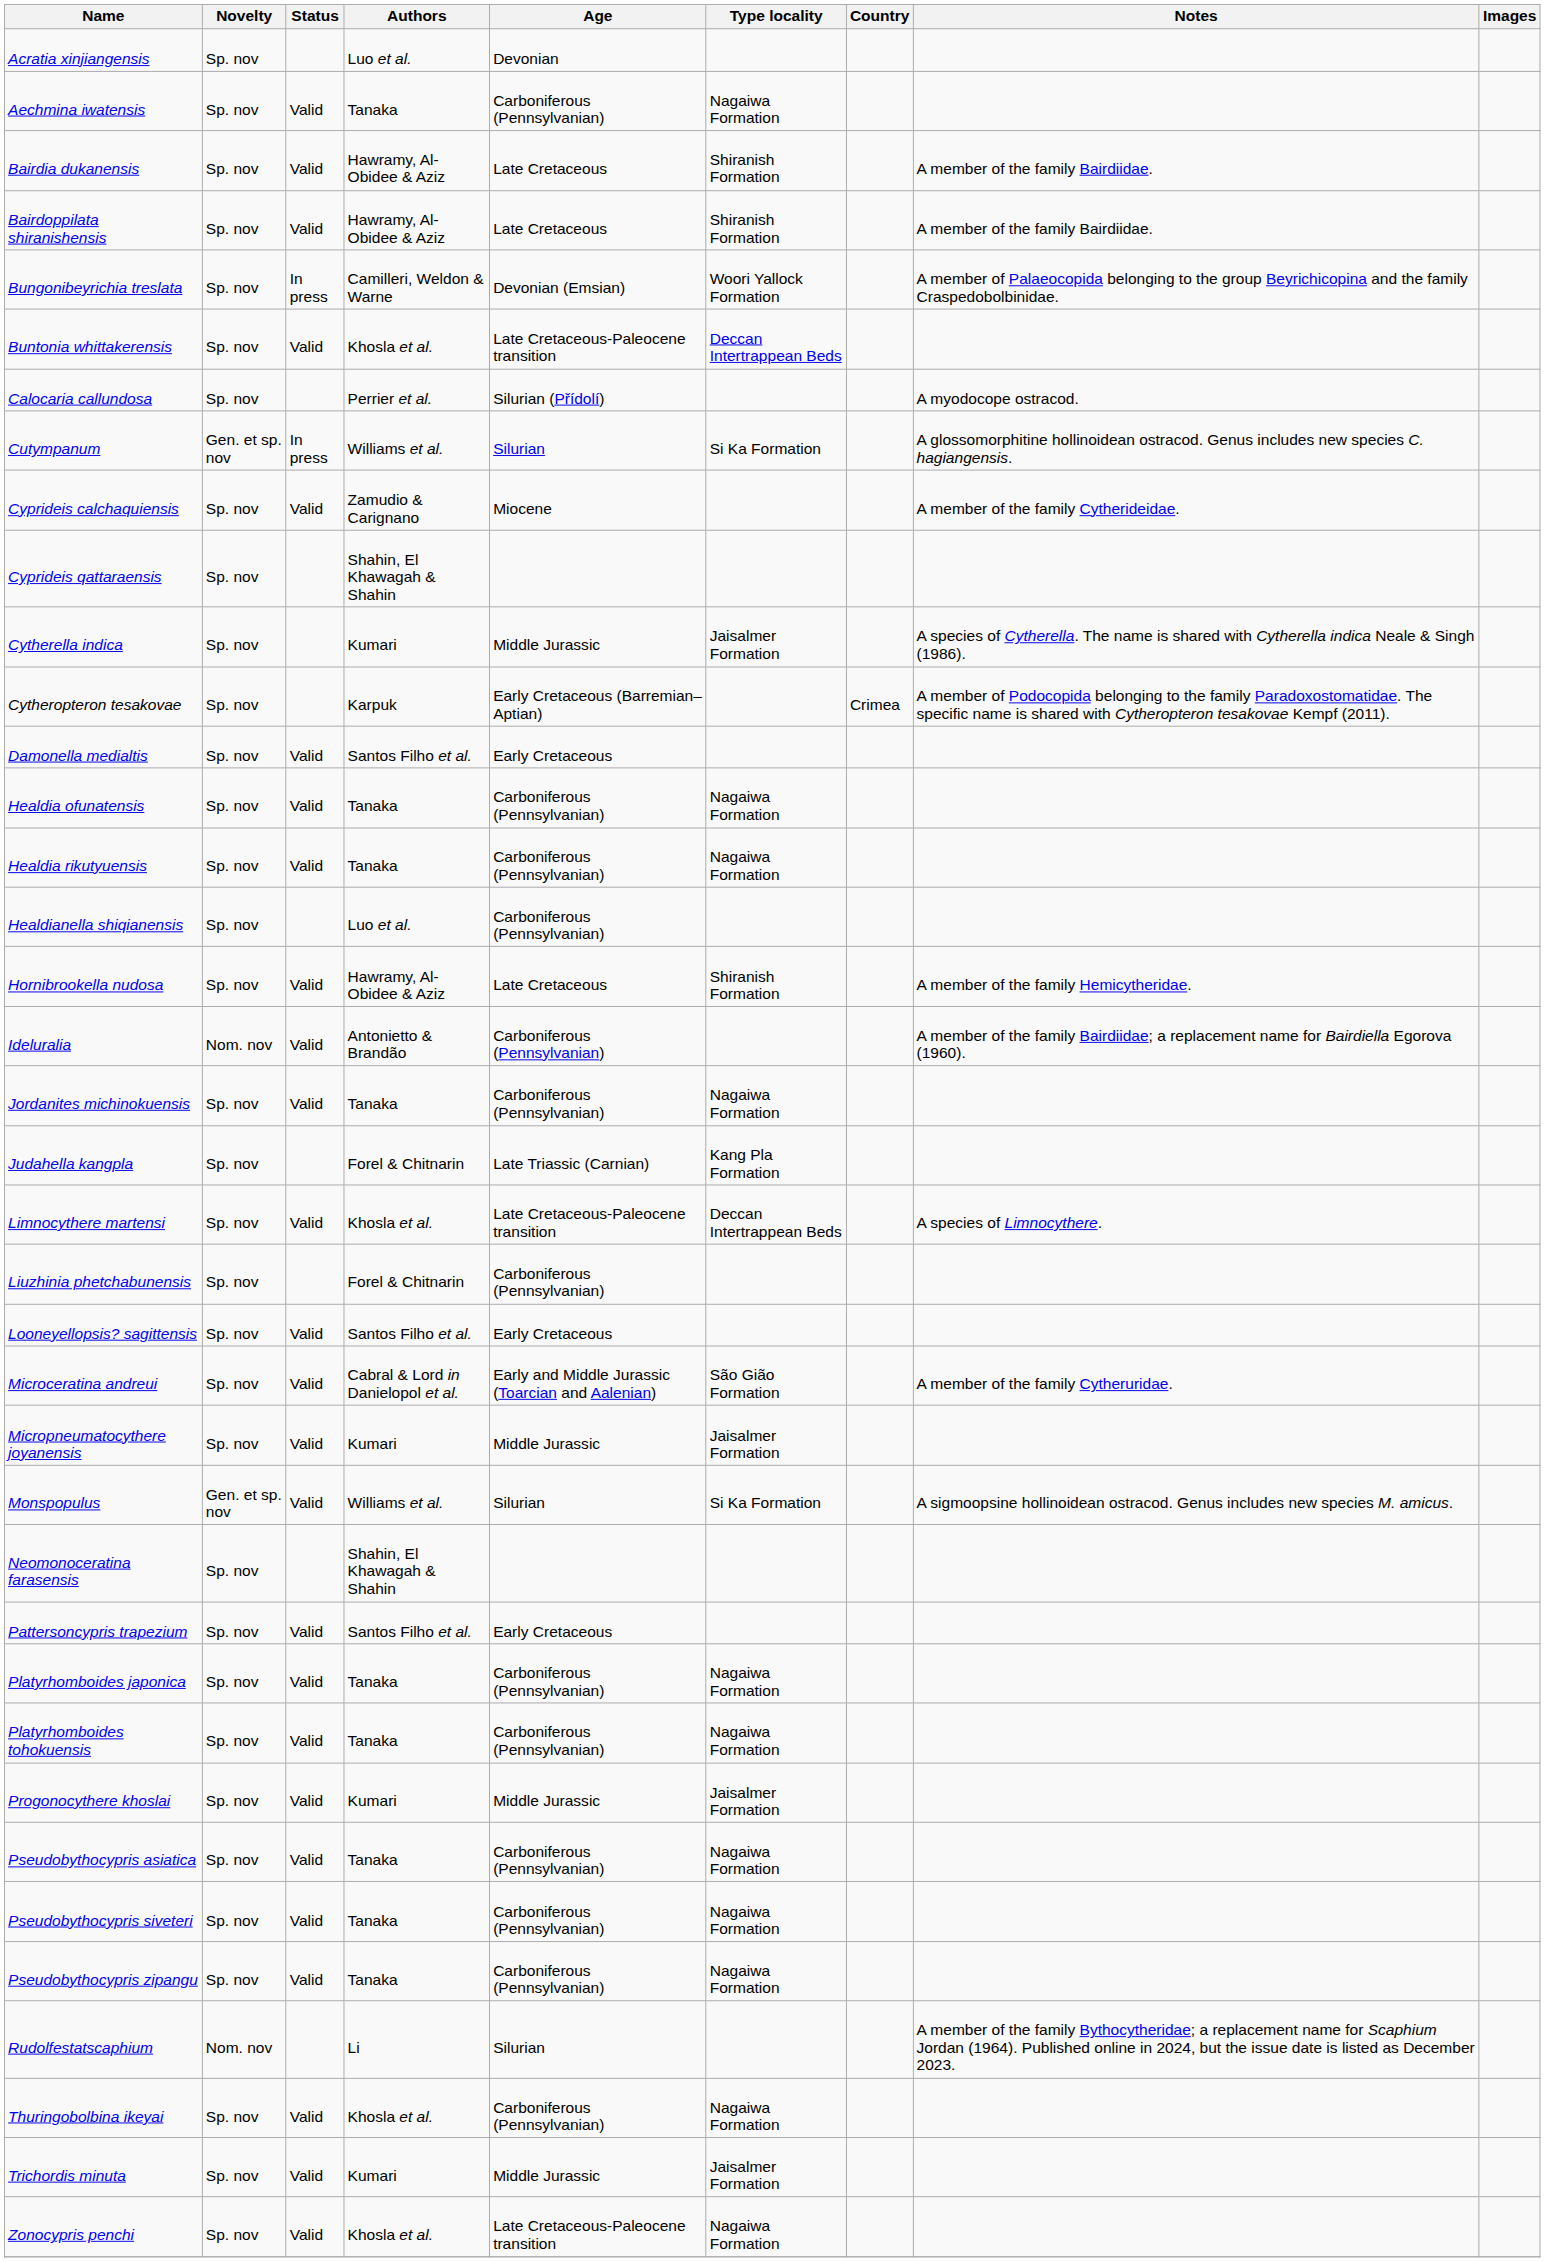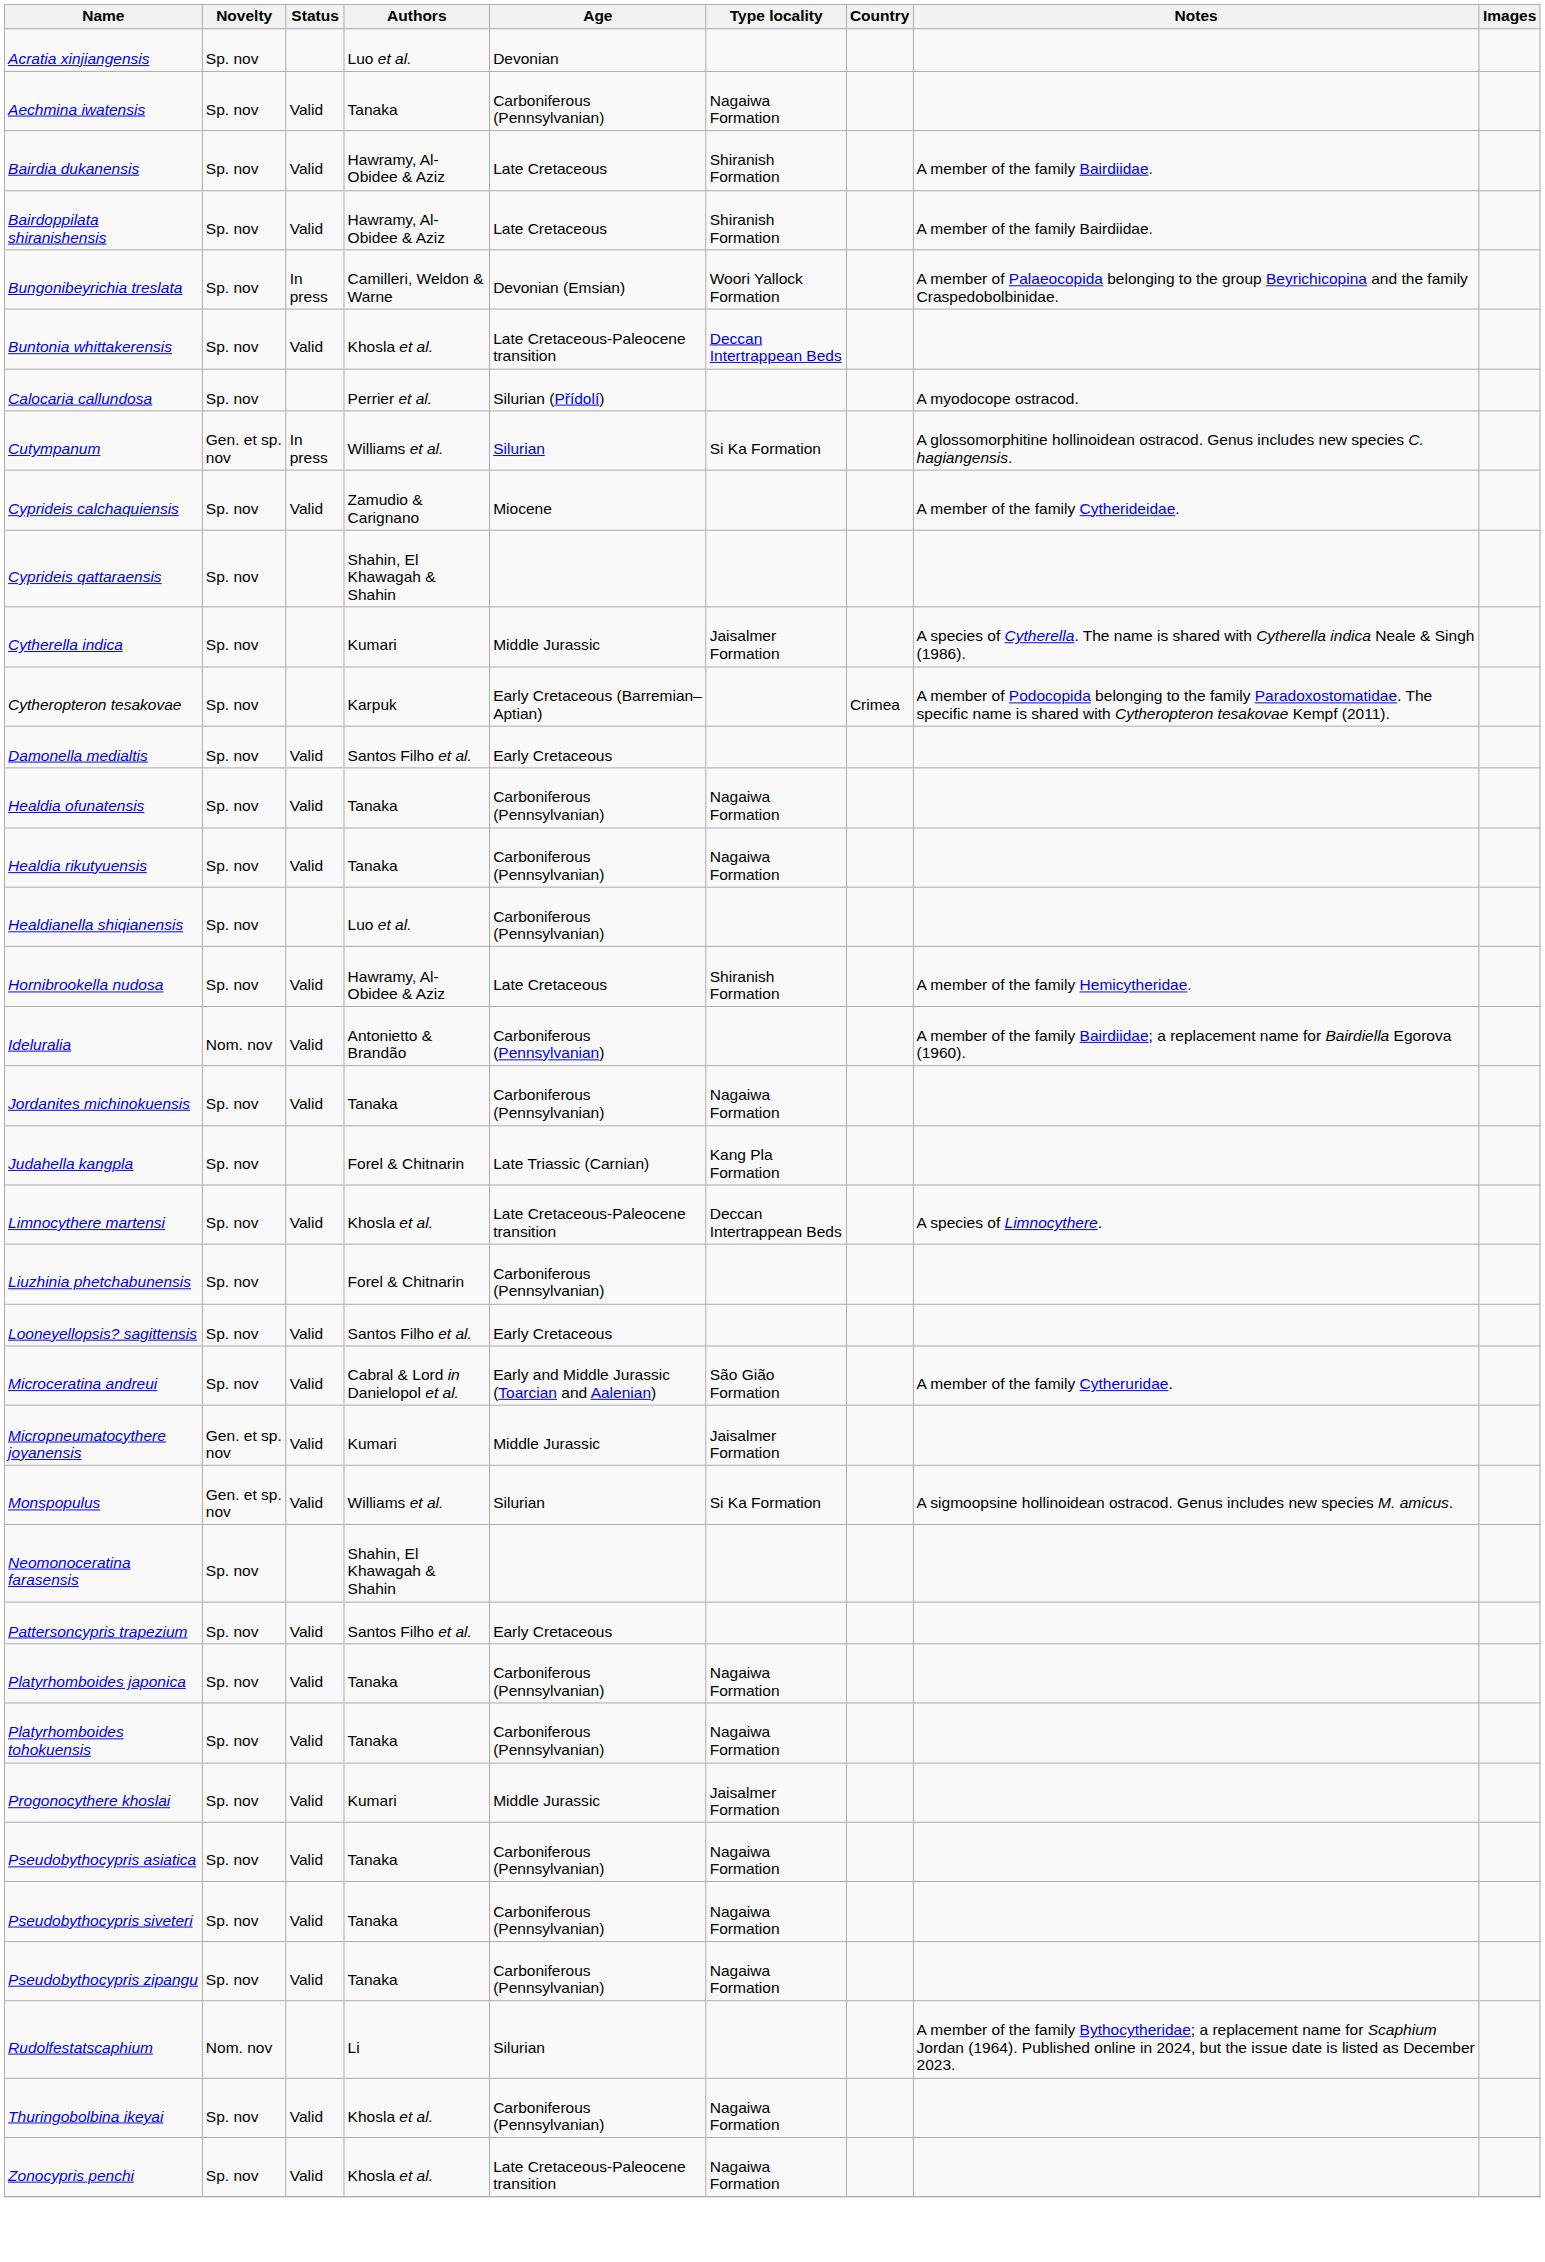(232, 1444) Sp. nov -> (244, 1444) Gen. et sp. nov
- row: (67, 2175)
